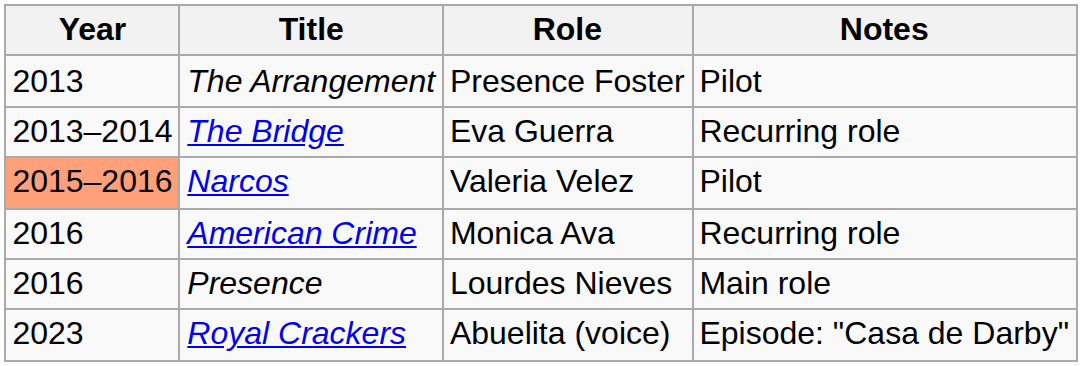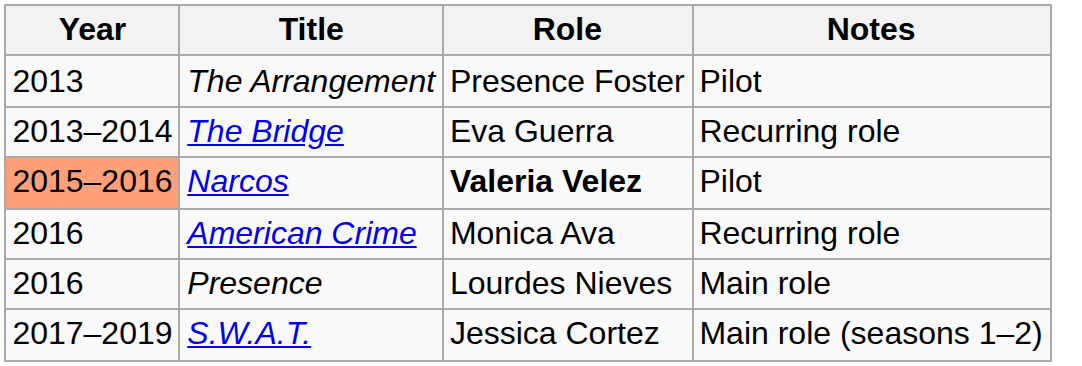(542, 182) normal -> (546, 182) bold
+ row: (249, 334)
- row: (297, 334)
